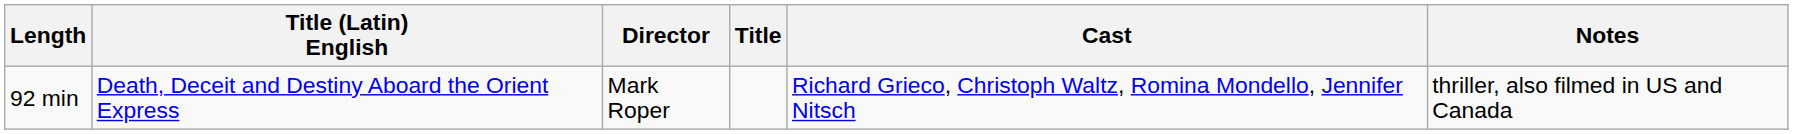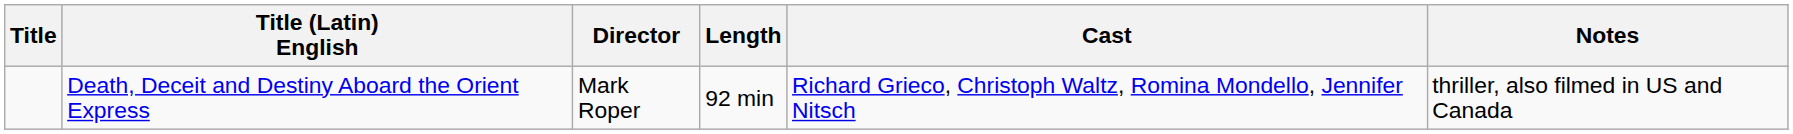columns swapped: (758, 35) <-> (48, 35)
